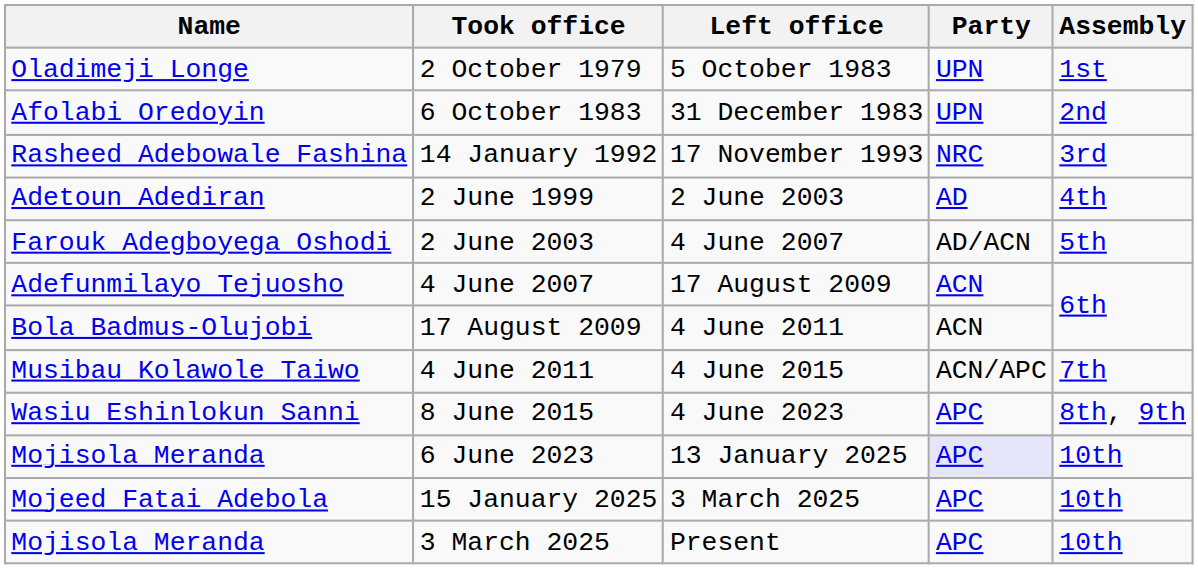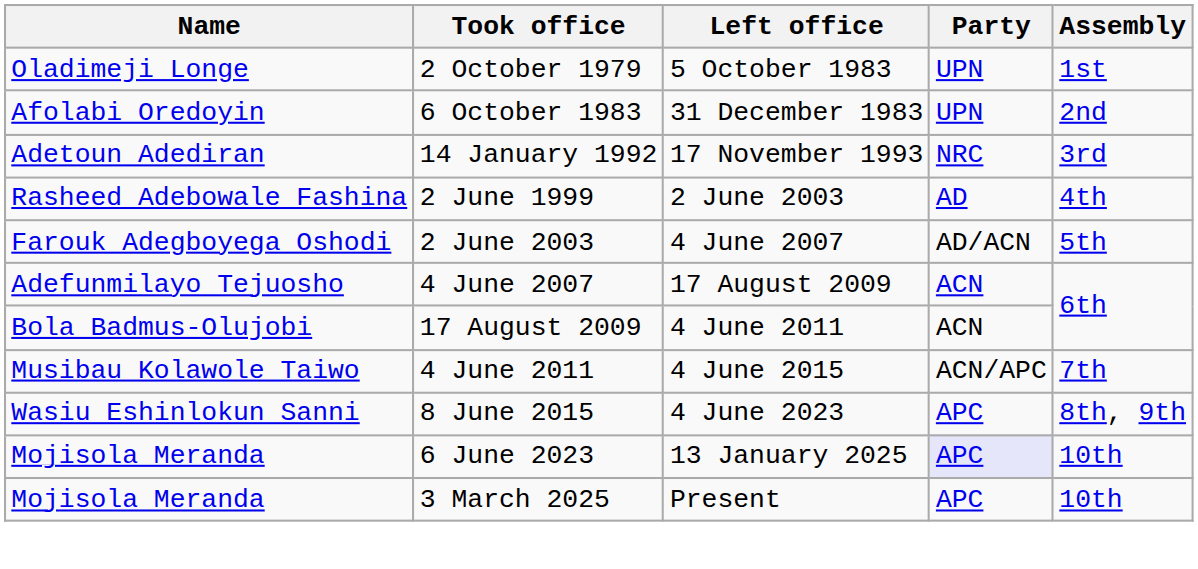(209, 156) Rasheed Adebowale Fashina -> (138, 156) Adetoun Adediran
(138, 199) Adetoun Adediran -> (209, 199) Rasheed Adebowale Fashina
- row: (539, 500)
